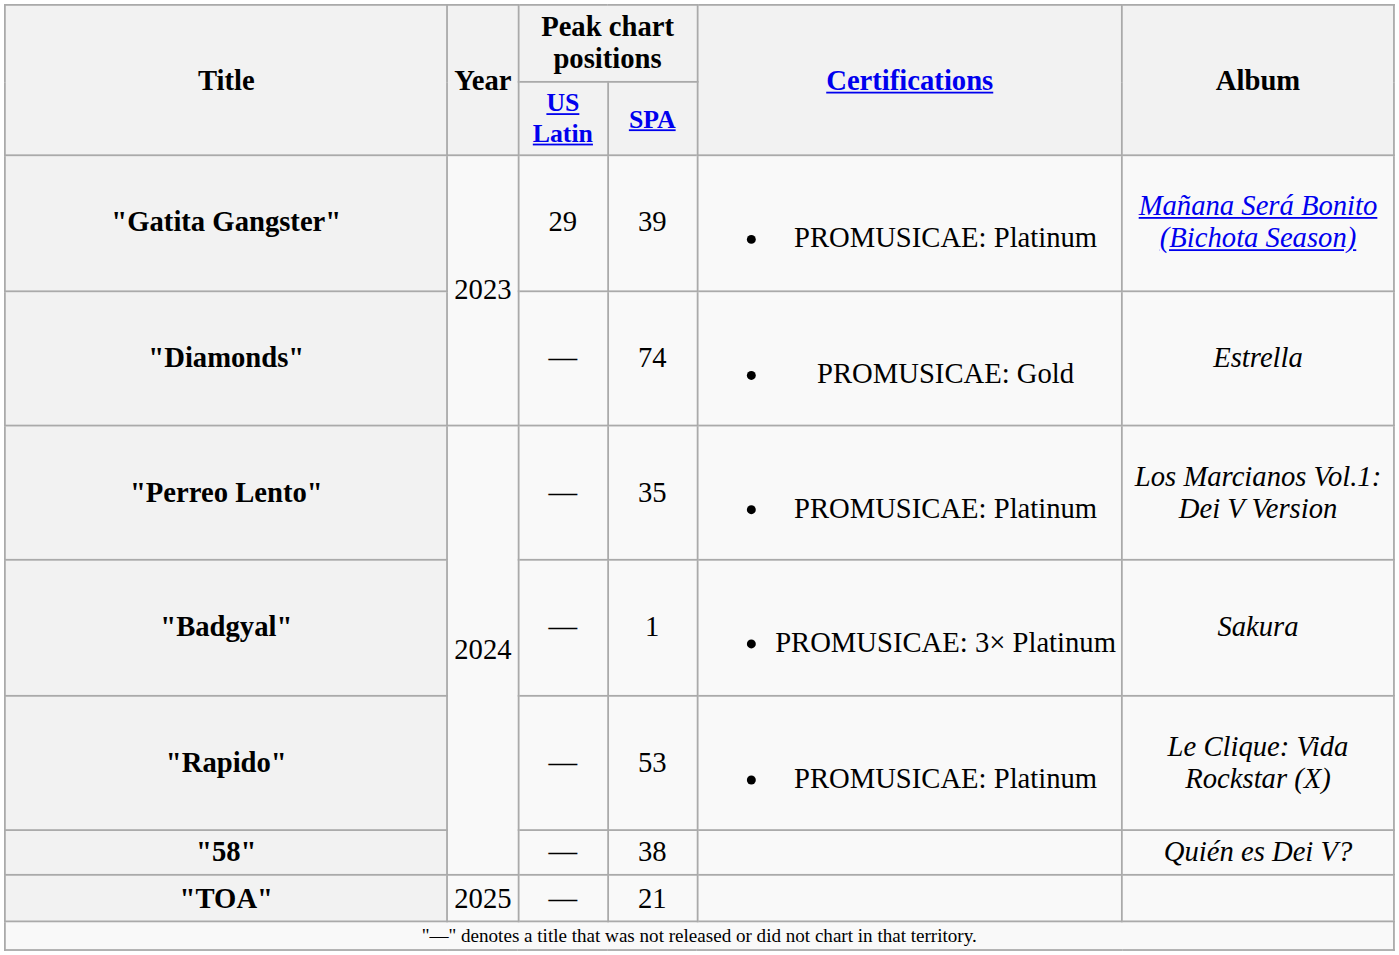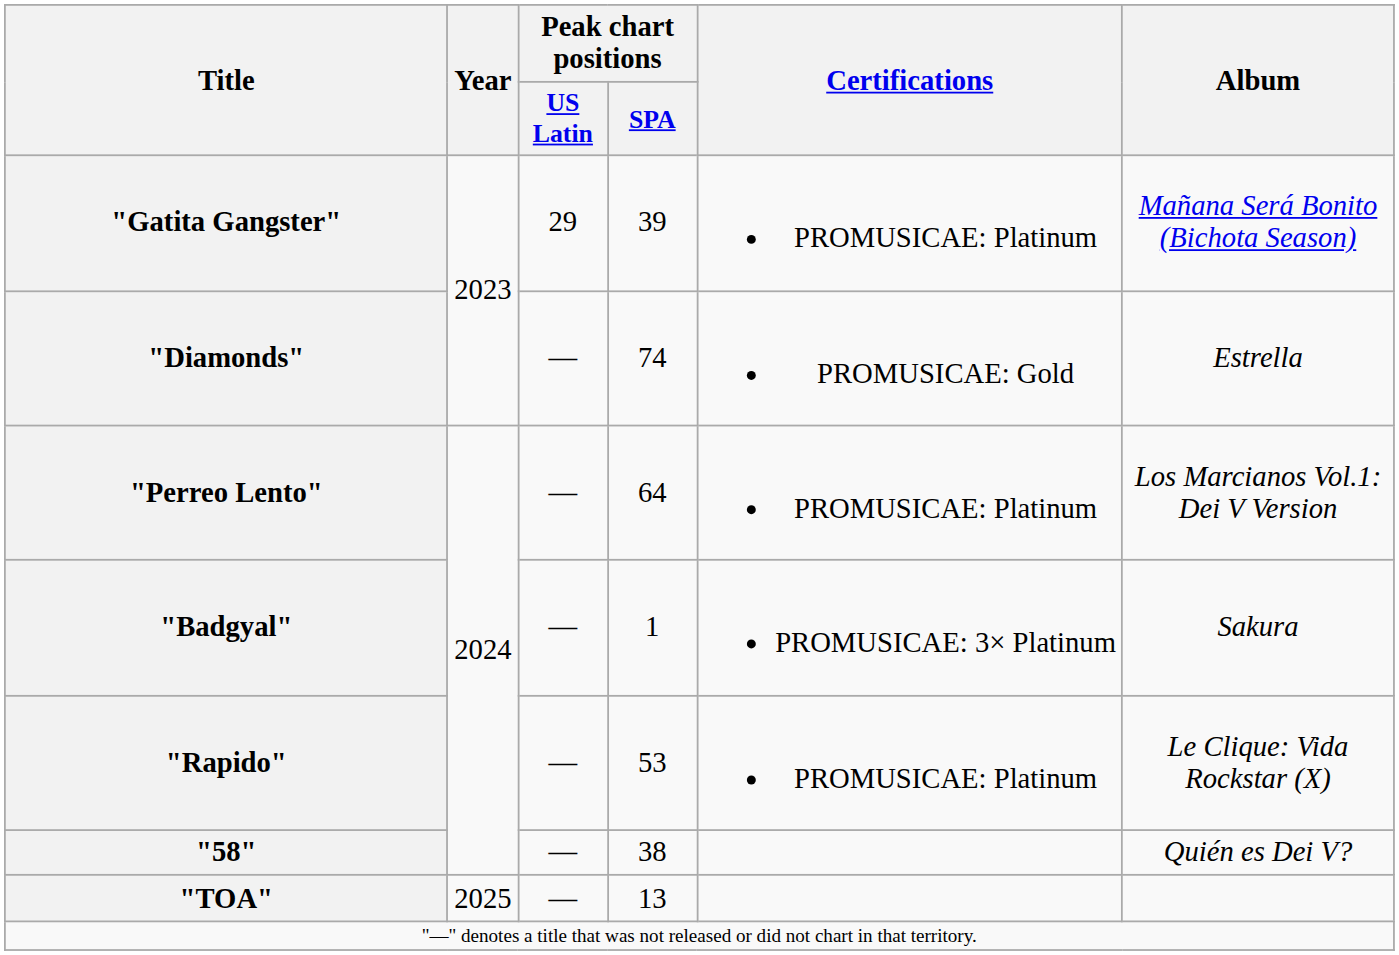(652, 492) 35 -> (652, 492) 64
(652, 897) 21 -> (652, 897) 13
